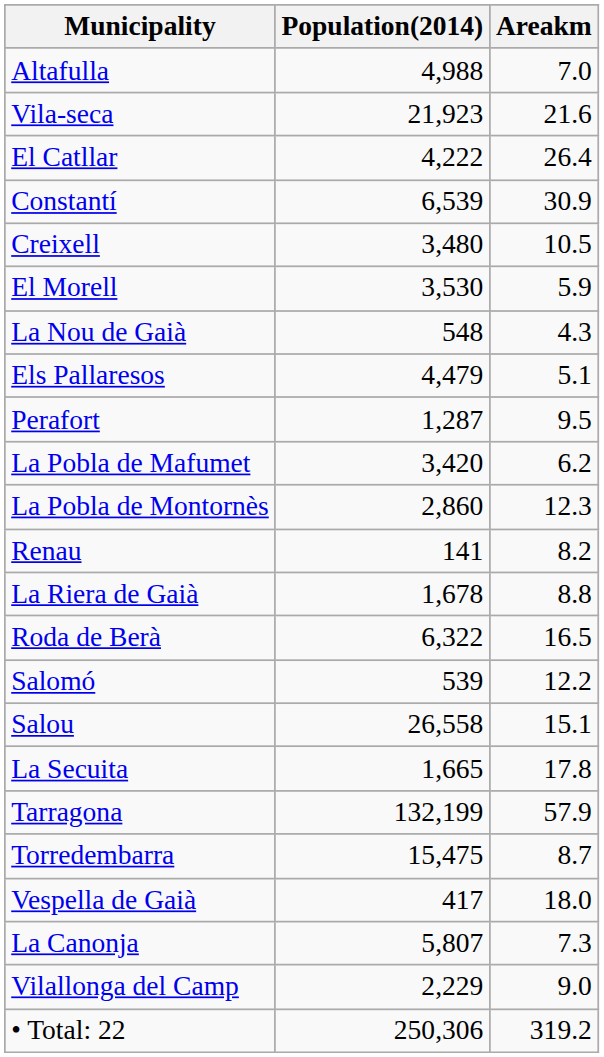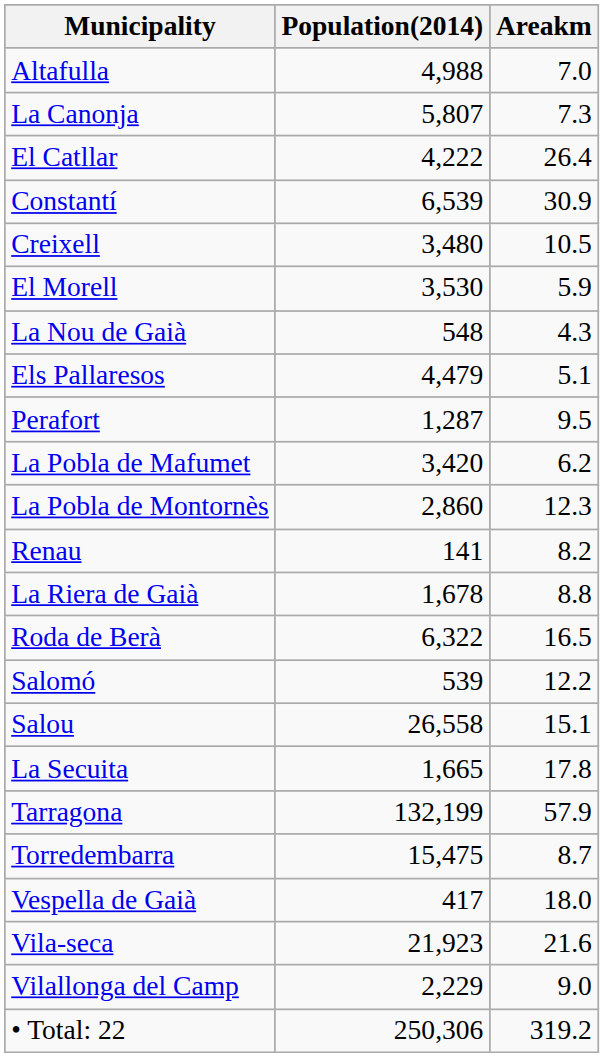rows swapped: (75, 942) <-> (62, 113)
